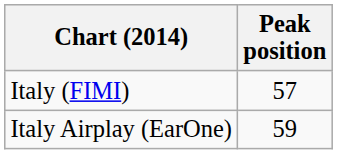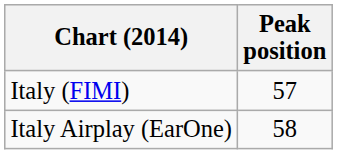(285, 129) 59 -> (285, 129) 58
